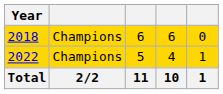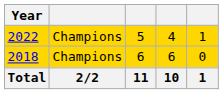rows swapped: (23, 36) <-> (23, 57)
